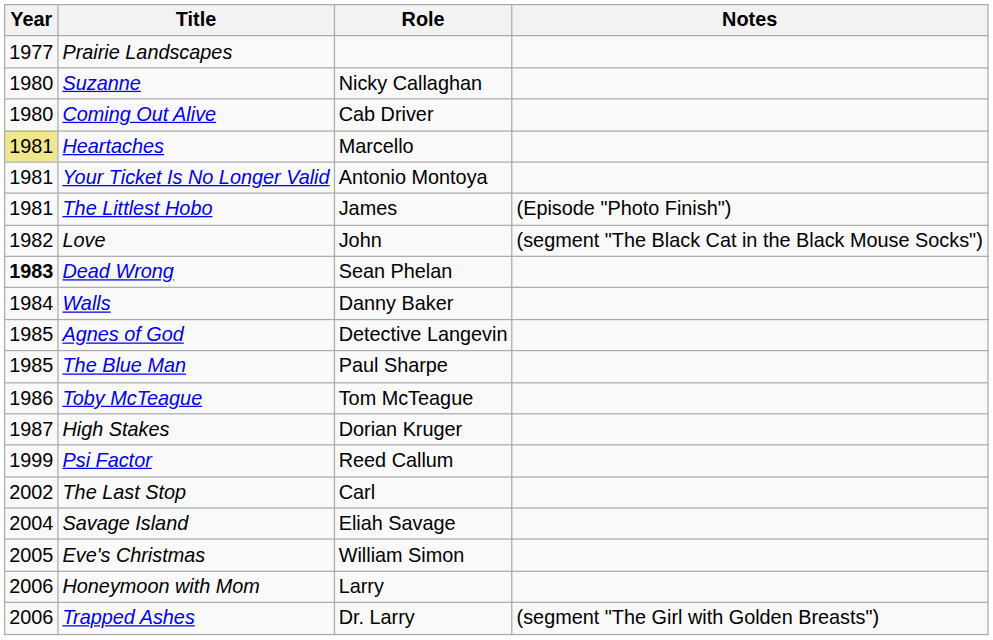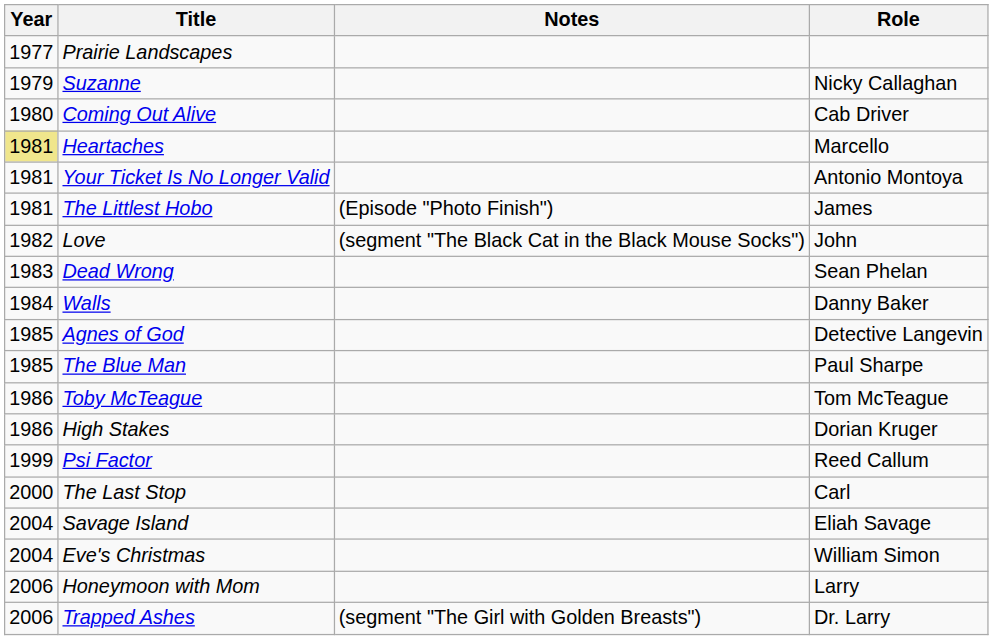columns swapped: (423, 20) <-> (750, 20)
(31, 83) 1980 -> (31, 83) 1979
(31, 271) bold -> (31, 271) normal
(31, 429) 1987 -> (31, 429) 1986
(31, 492) 2002 -> (31, 492) 2000
(31, 555) 2005 -> (31, 555) 2004
